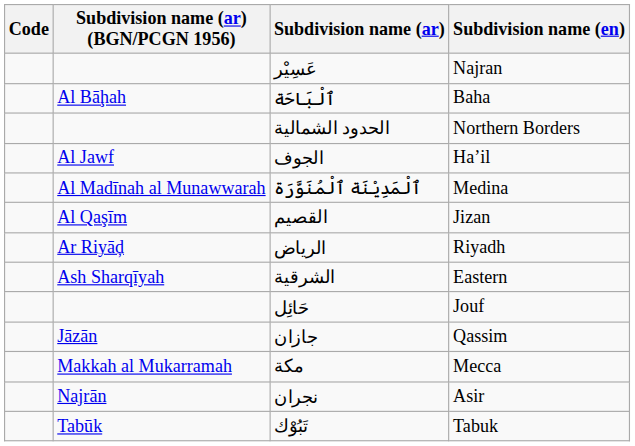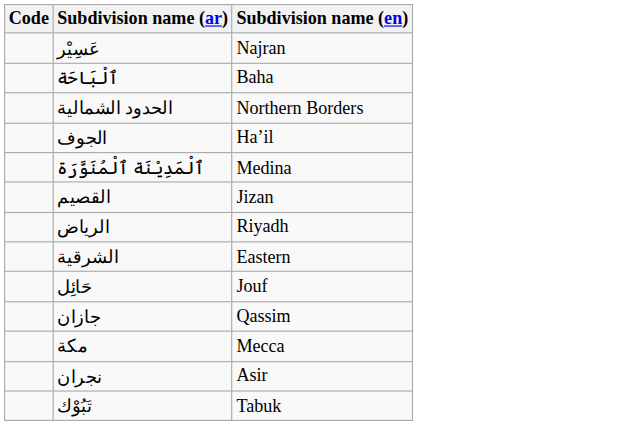- column: (161, 29)
